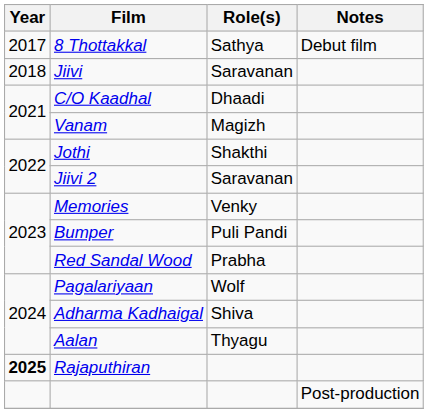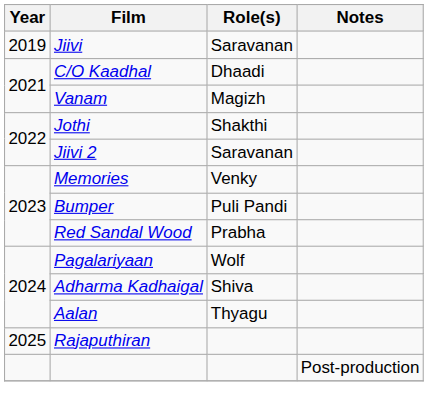- row: (100, 44)
(27, 71) 2018 -> (27, 44) 2019
(27, 367) bold -> (27, 340) normal
